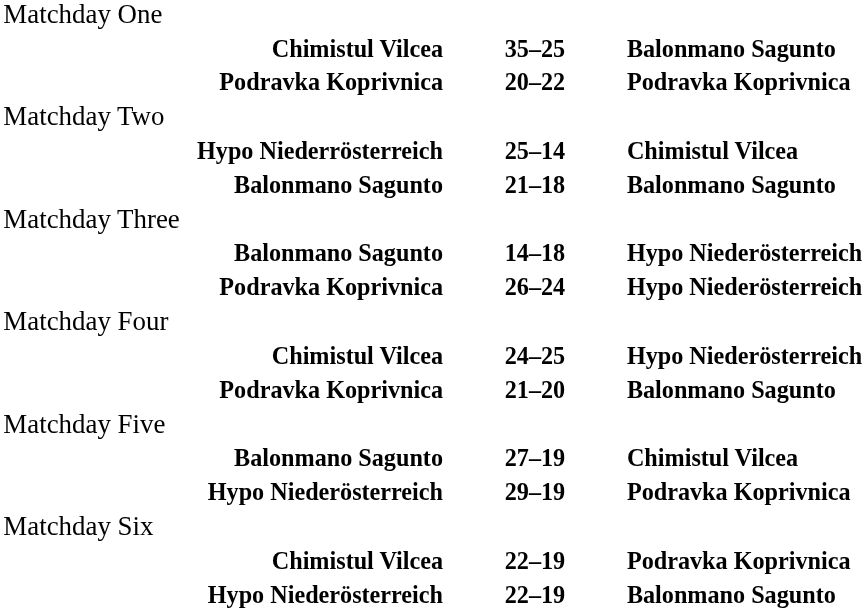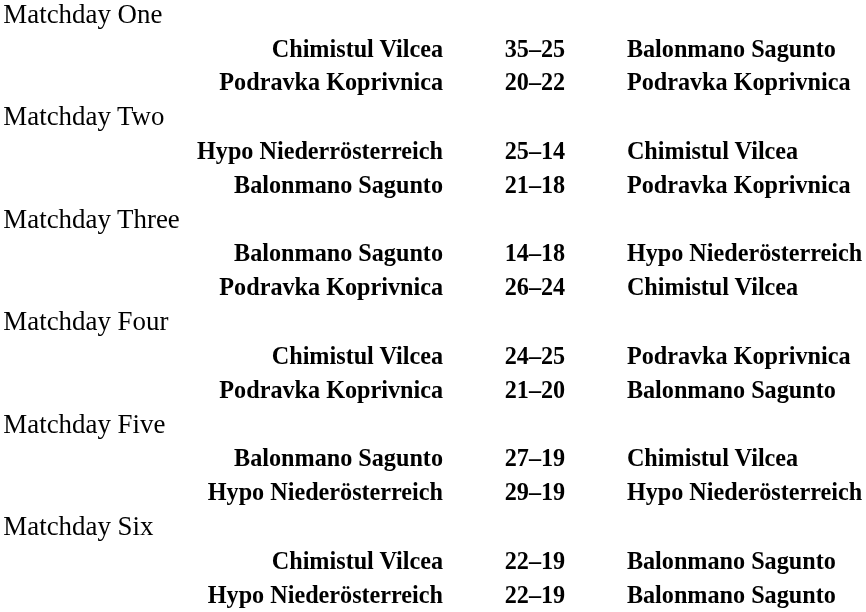(731, 184) Balonmano Sagunto -> (739, 184) Podravka Koprivnica
(745, 287) Hypo Niederösterreich -> (713, 287) Chimistul Vilcea
(745, 356) Hypo Niederösterreich -> (739, 356) Podravka Koprivnica
(739, 492) Podravka Koprivnica -> (745, 492) Hypo Niederösterreich
(739, 561) Podravka Koprivnica -> (731, 561) Balonmano Sagunto
